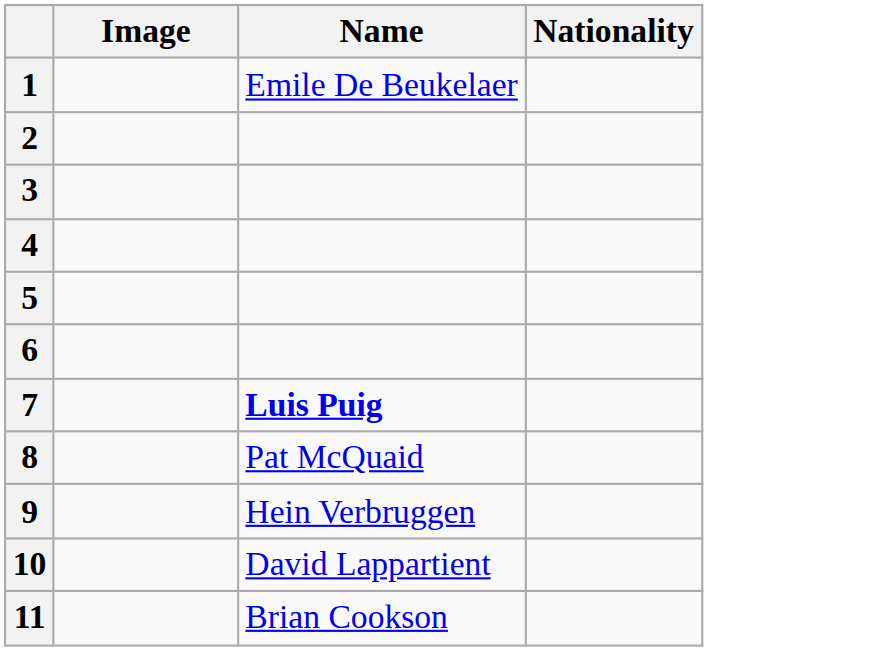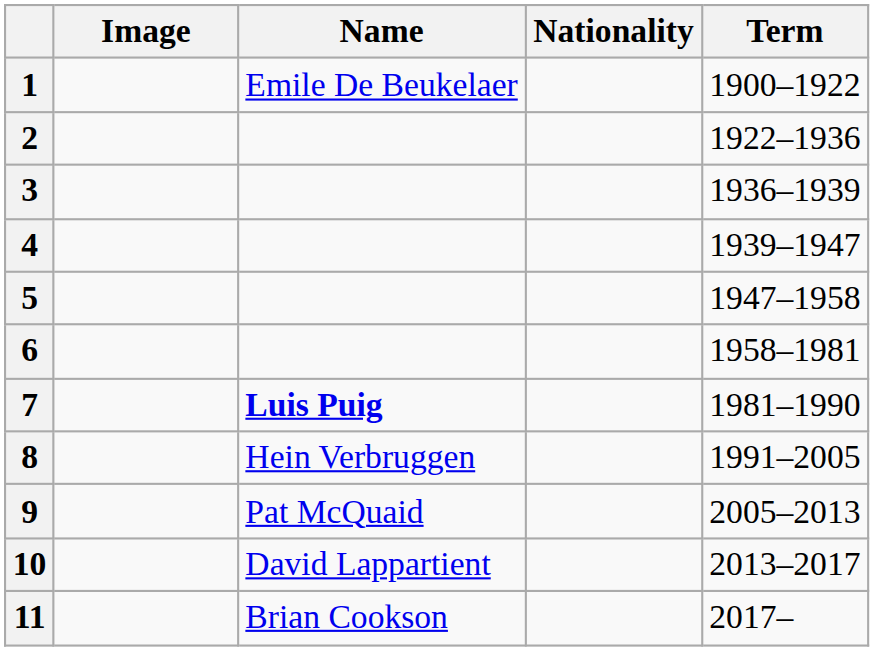+ column: (785, 31)
(334, 457) Pat McQuaid -> (360, 457) Hein Verbruggen
(360, 510) Hein Verbruggen -> (334, 510) Pat McQuaid
